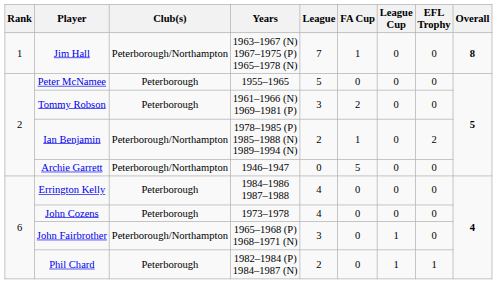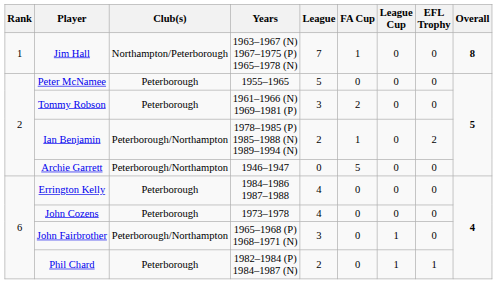(170, 53) Peterborough/Northampton -> (170, 53) Northampton/Peterborough
